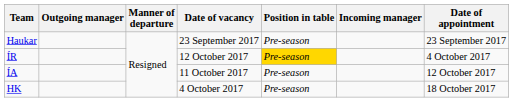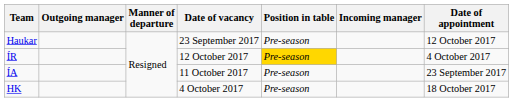(466, 40) 23 September 2017 -> (461, 40) 12 October 2017
(461, 72) 12 October 2017 -> (466, 72) 23 September 2017
